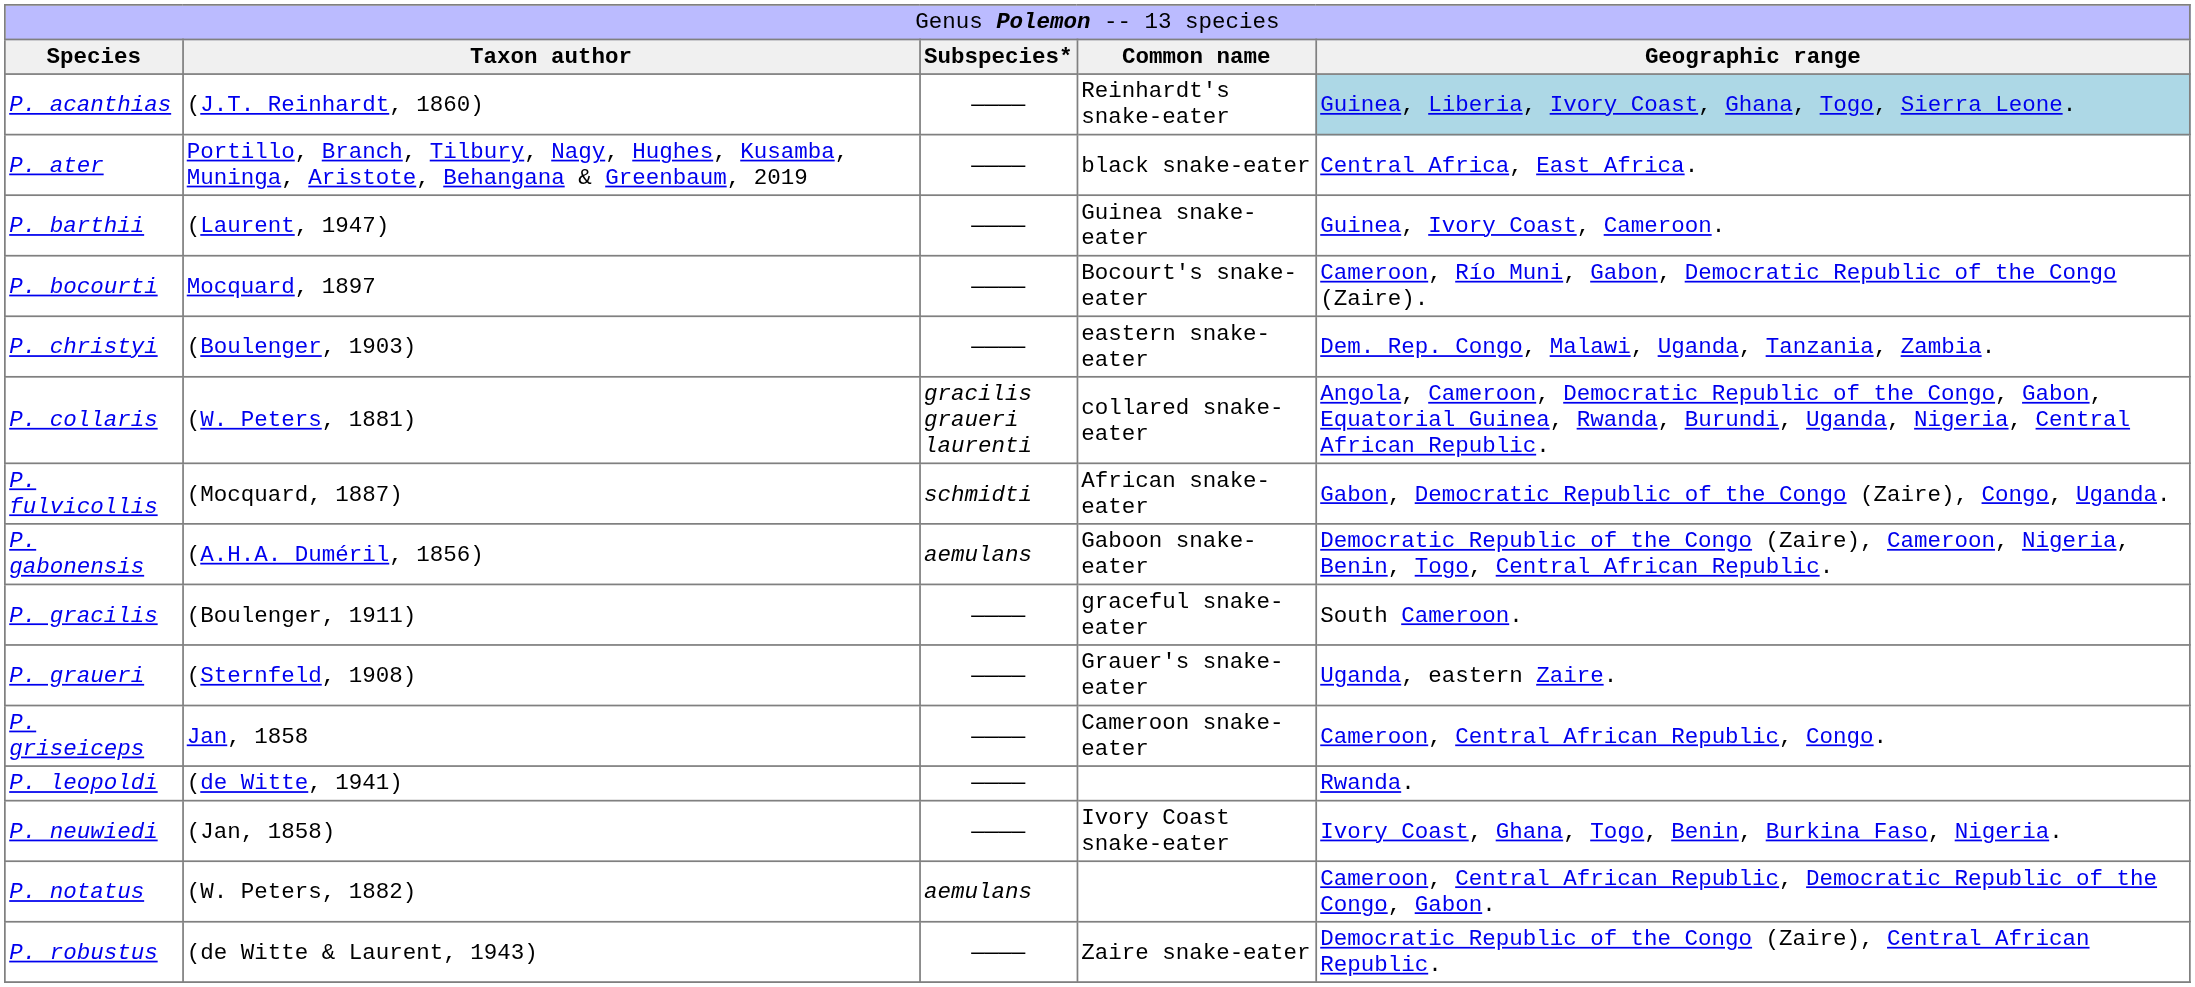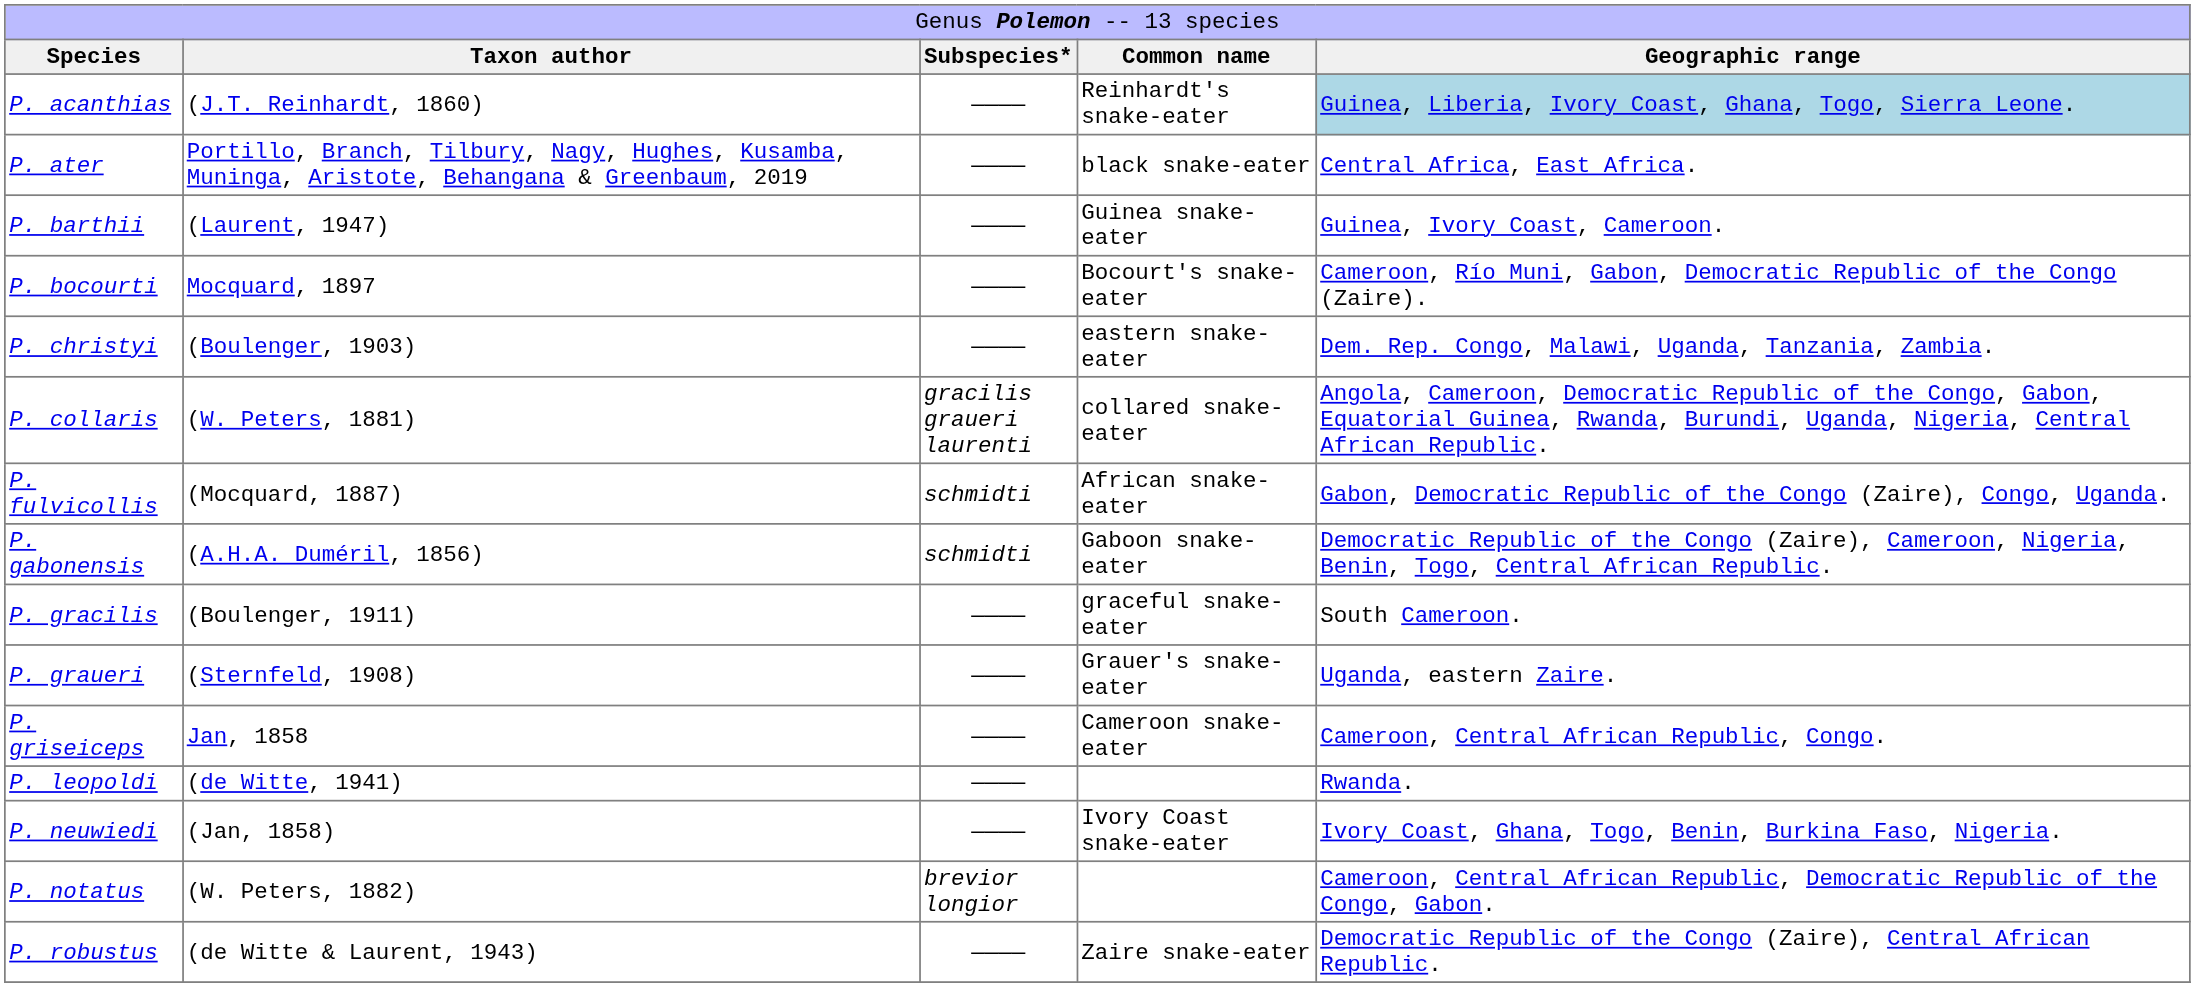(978, 554) aemulans -> (978, 554) schmidti
(978, 891) aemulans -> (971, 891) brevior longior
